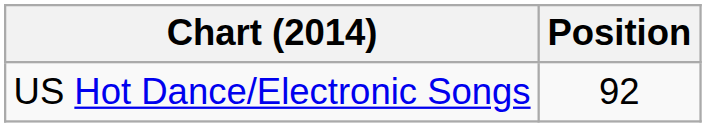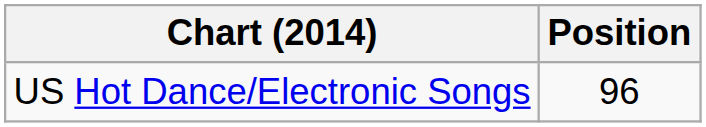(619, 91) 92 -> (619, 91) 96
